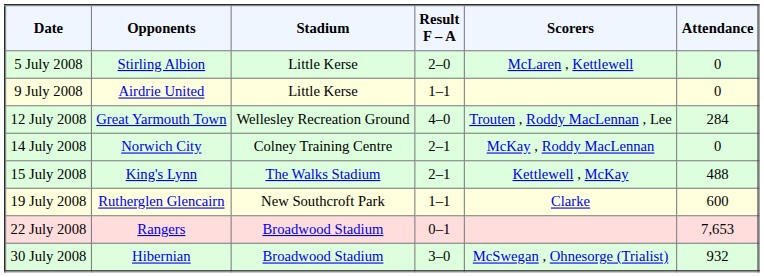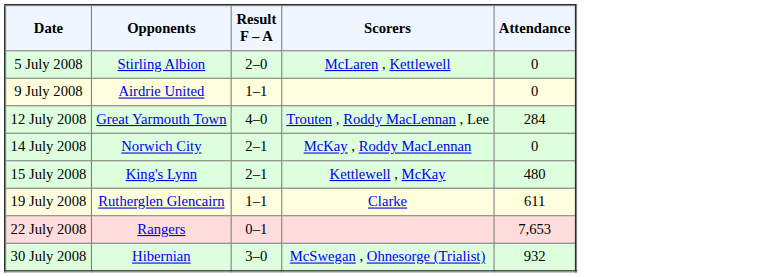- column: (323, 28)
(718, 174) 488 -> (535, 174) 480
(718, 201) 600 -> (535, 201) 611
